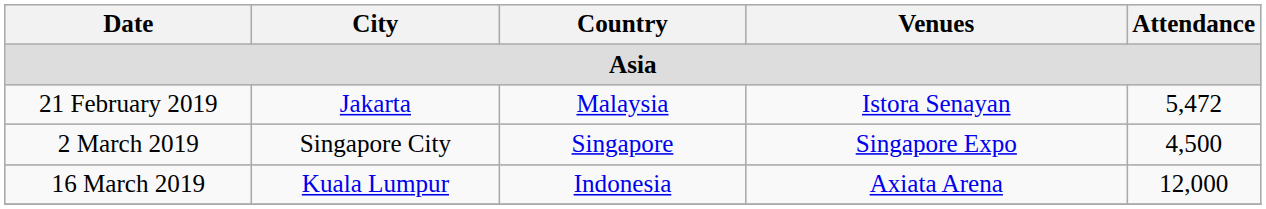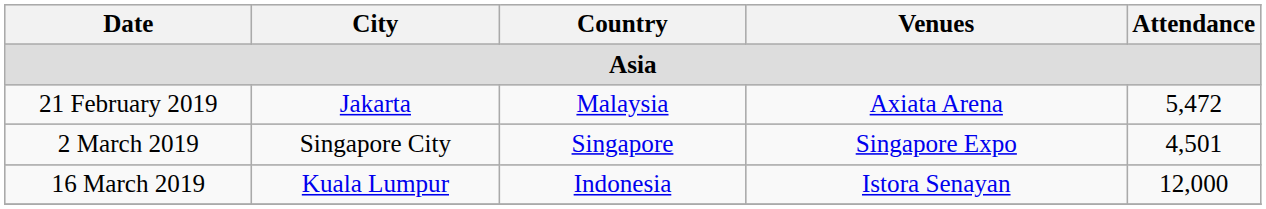(936, 104) Istora Senayan -> (936, 104) Axiata Arena
(1194, 143) 4,500 -> (1194, 143) 4,501
(936, 183) Axiata Arena -> (936, 183) Istora Senayan
